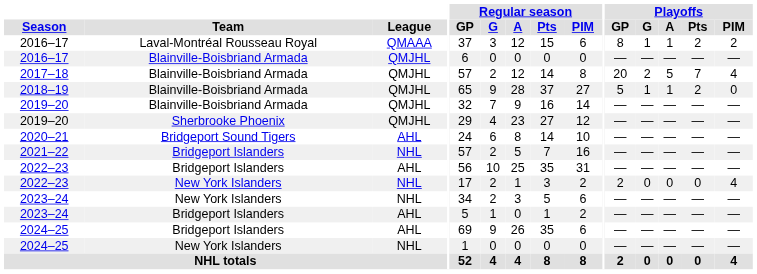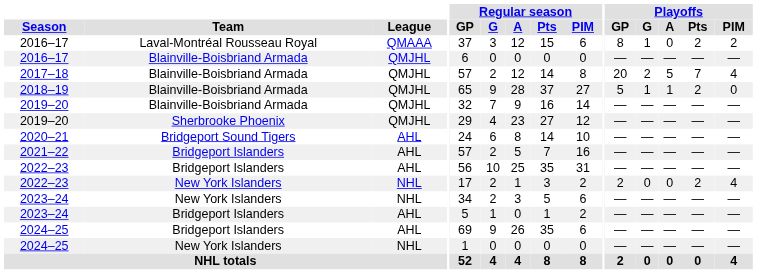(670, 43) 1 -> (670, 43) 0
(409, 152) NHL -> (409, 152) AHL
(698, 183) 0 -> (698, 183) 2
